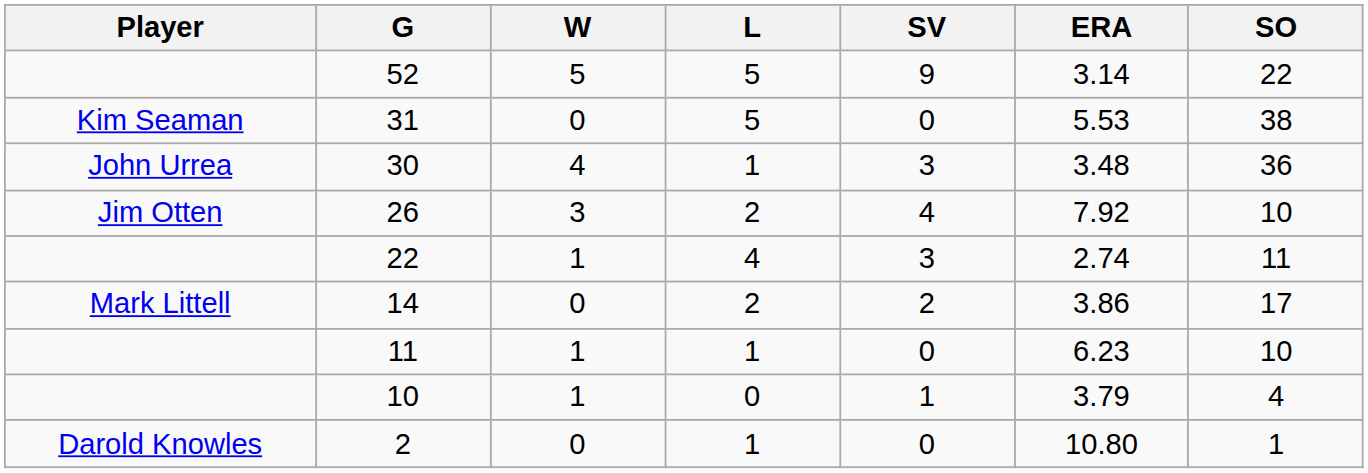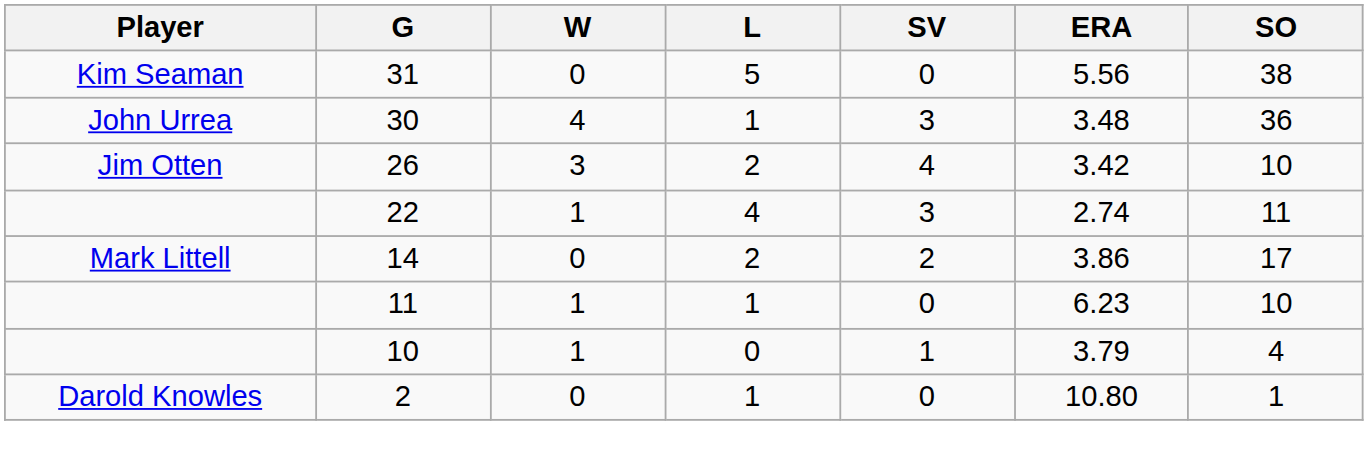- row: (403, 73)
(1101, 119) 5.53 -> (1101, 73) 5.56
(1101, 212) 7.92 -> (1101, 166) 3.42
